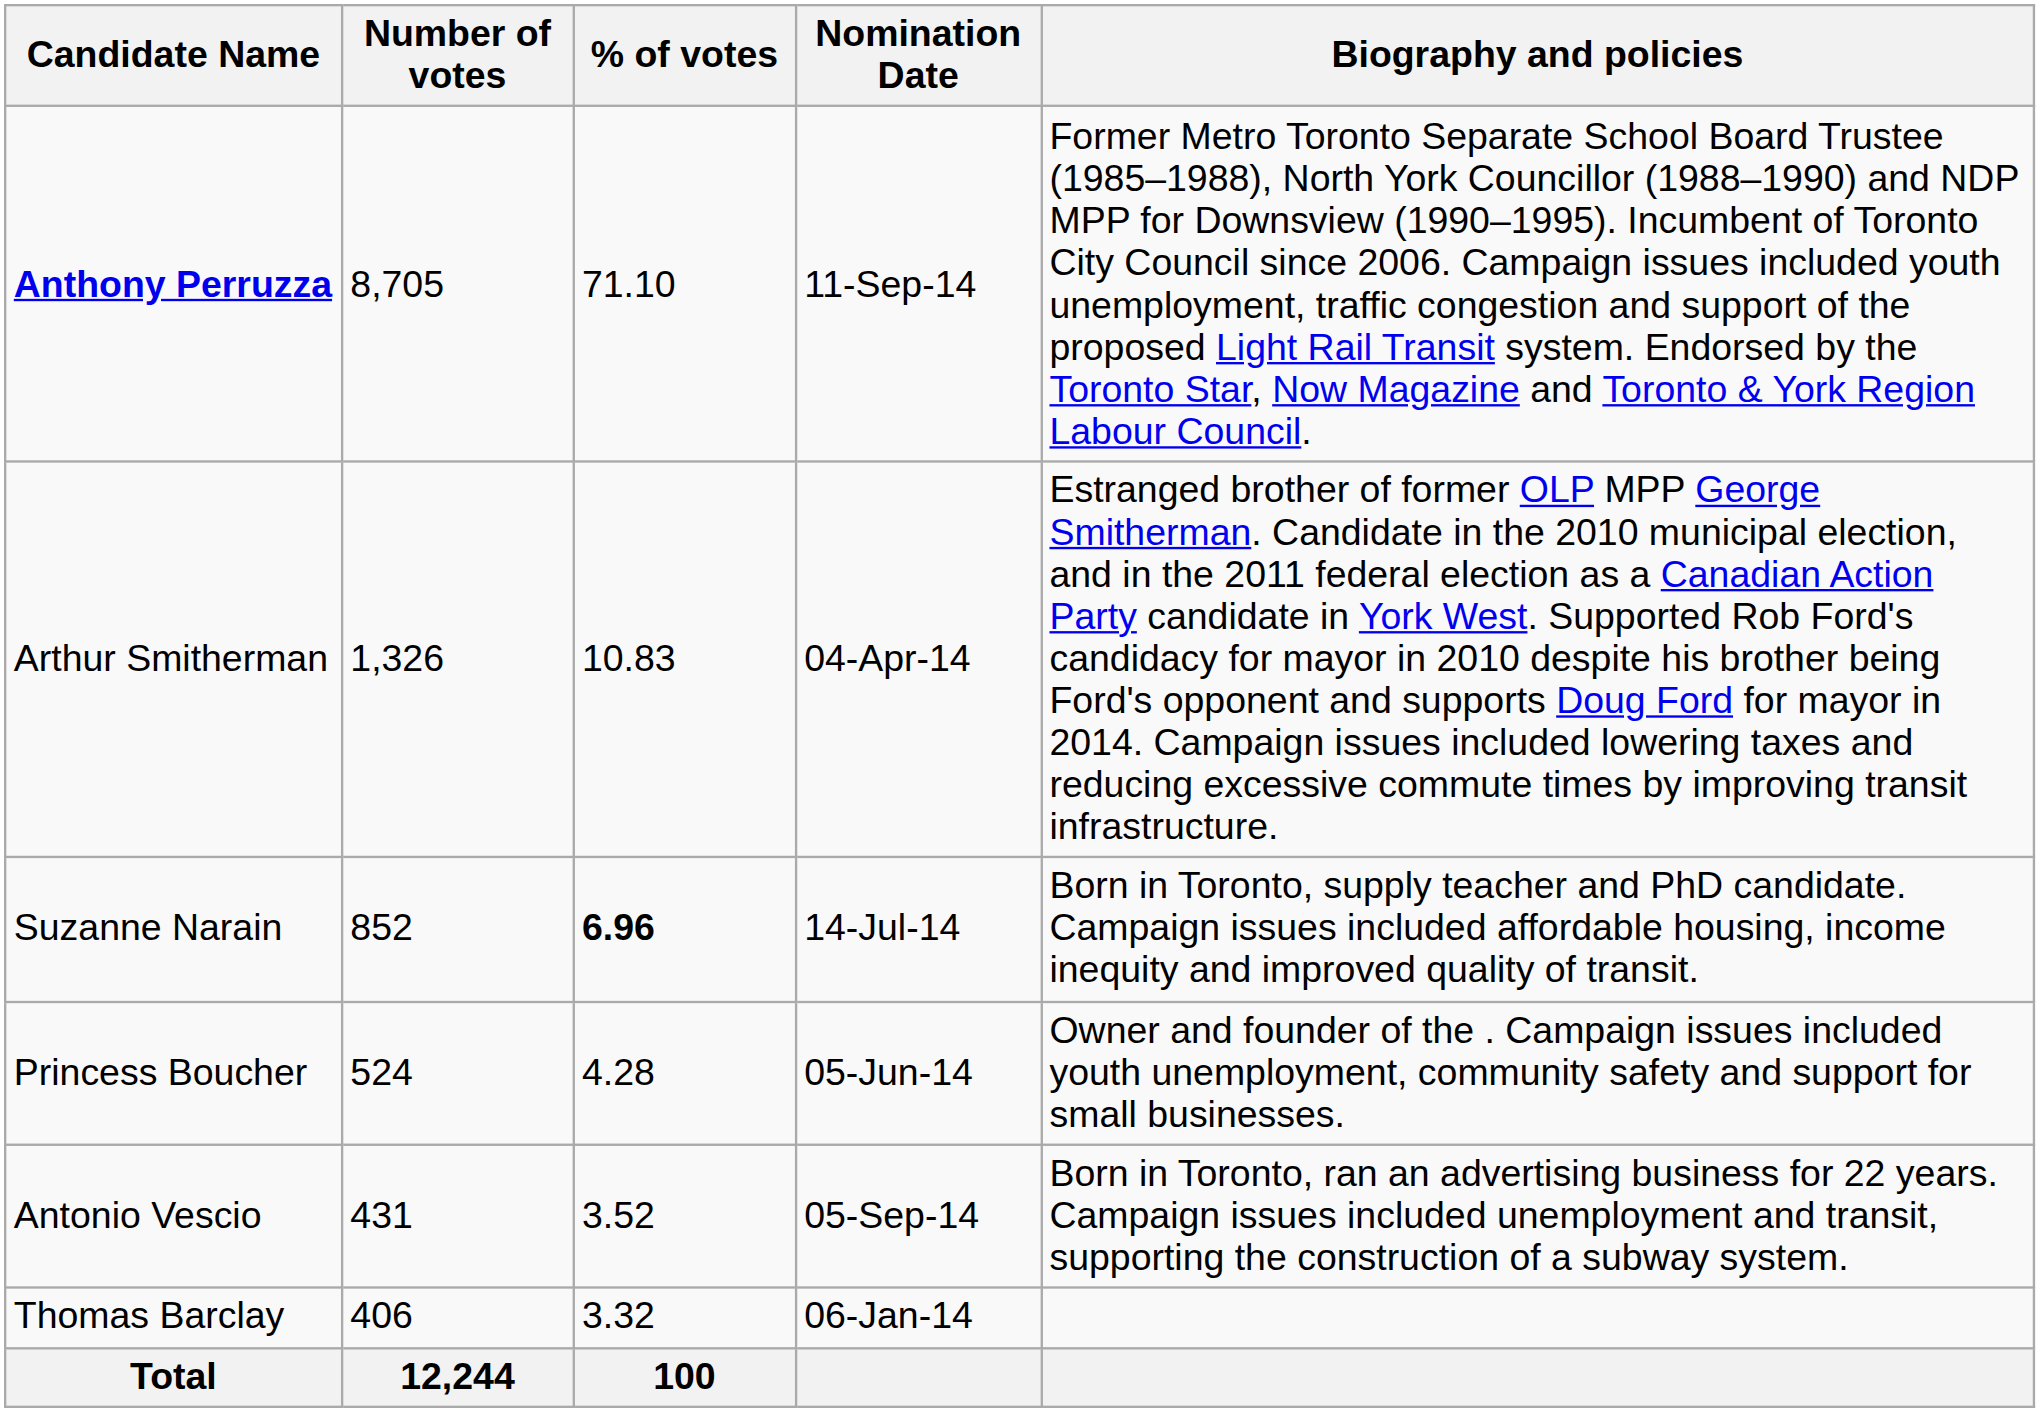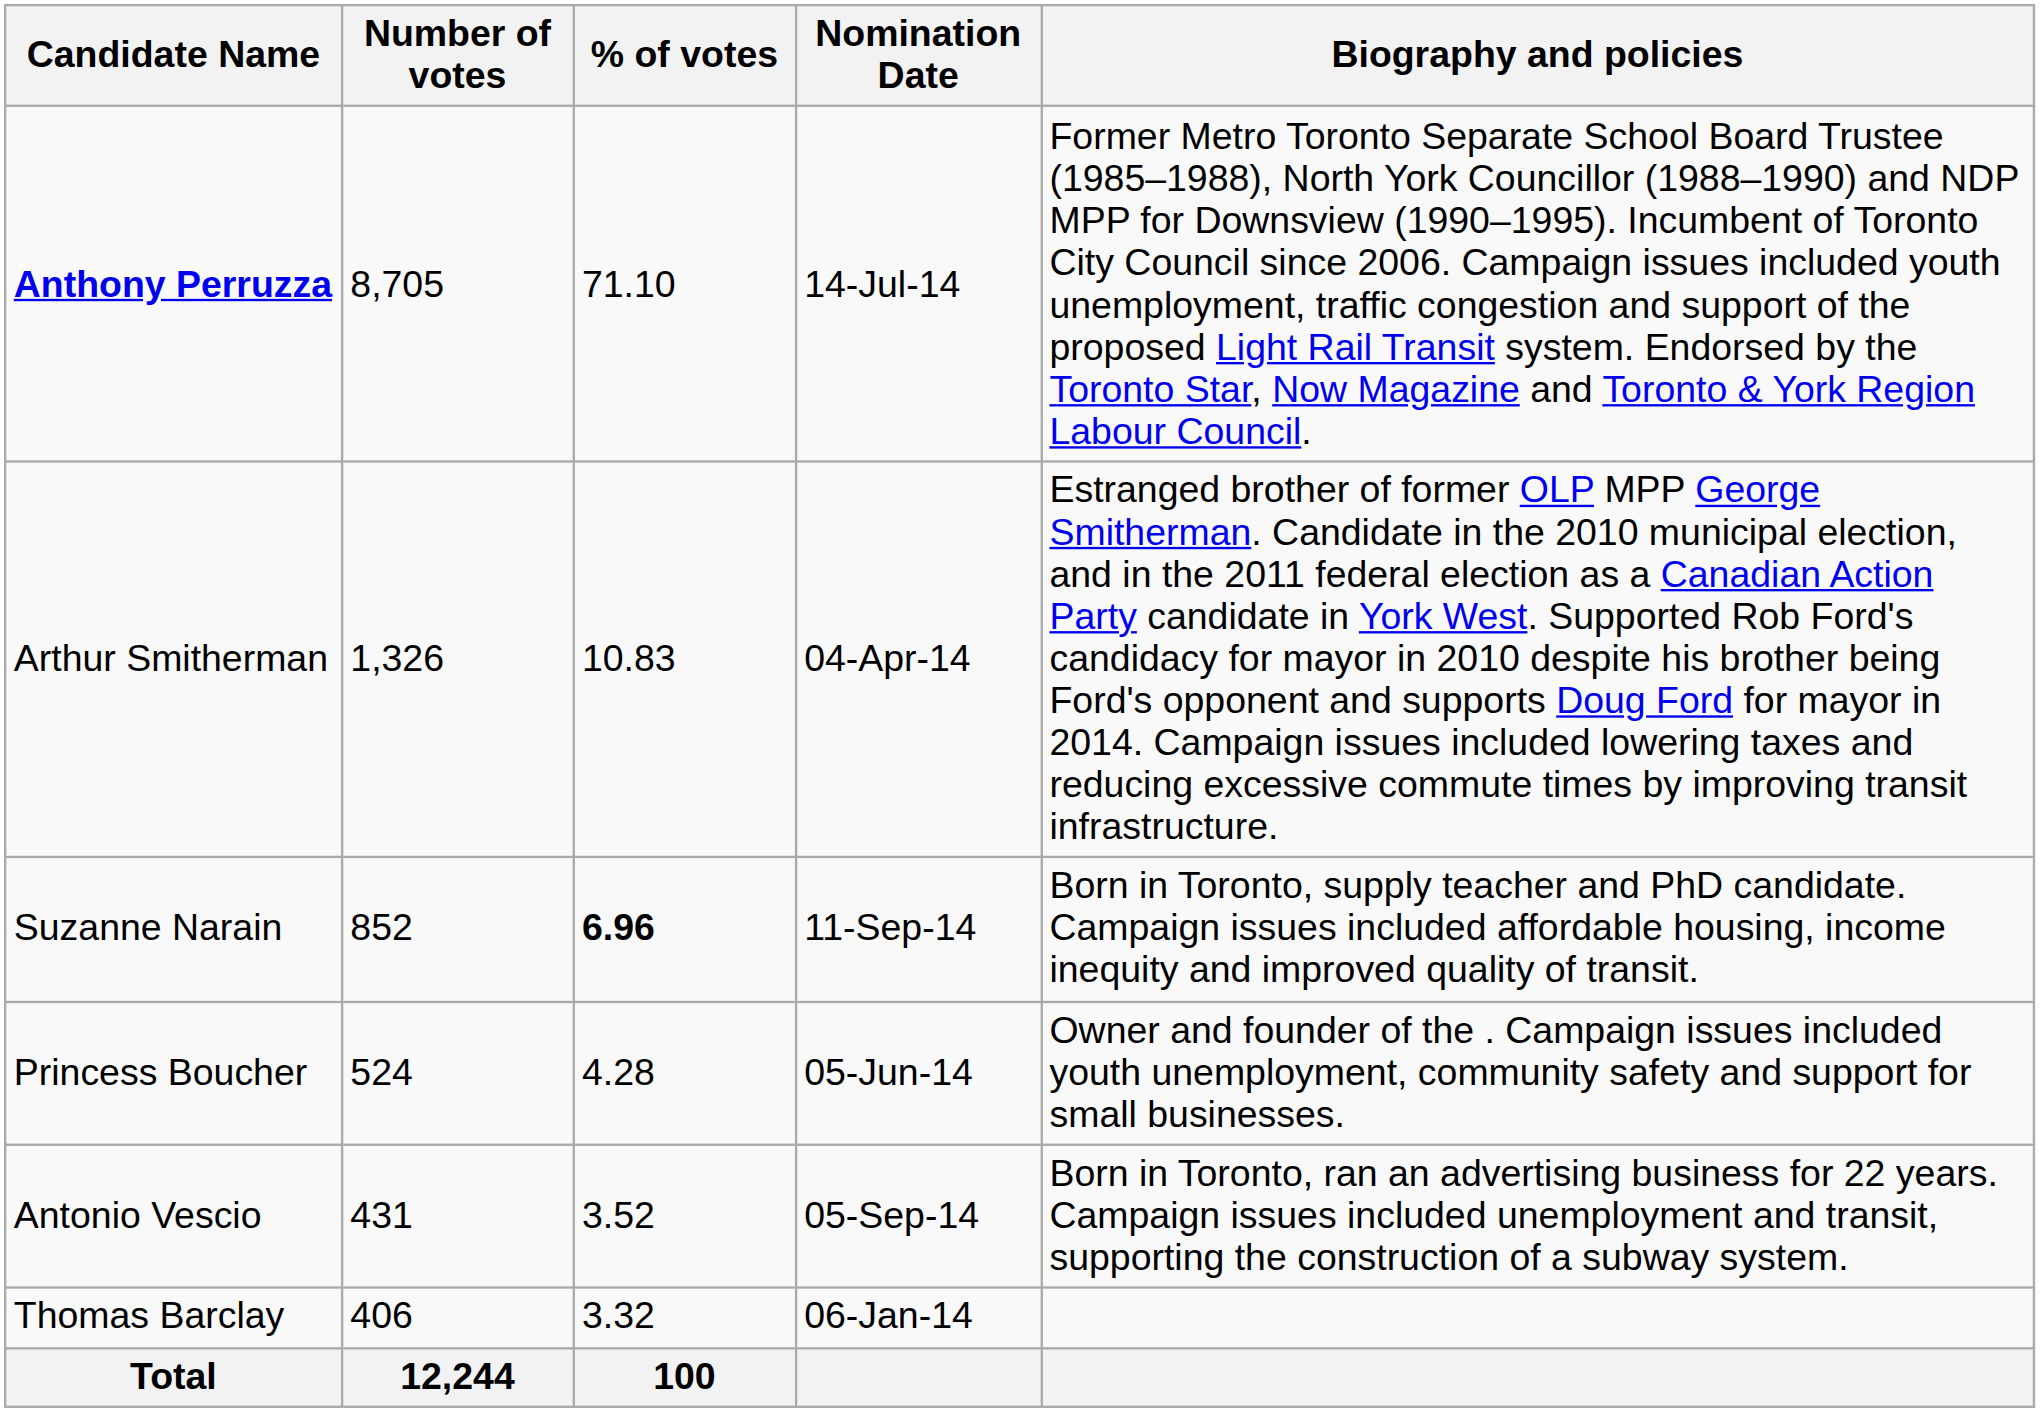(890, 283) 11-Sep-14 -> (882, 283) 14-Jul-14
(882, 928) 14-Jul-14 -> (890, 928) 11-Sep-14
